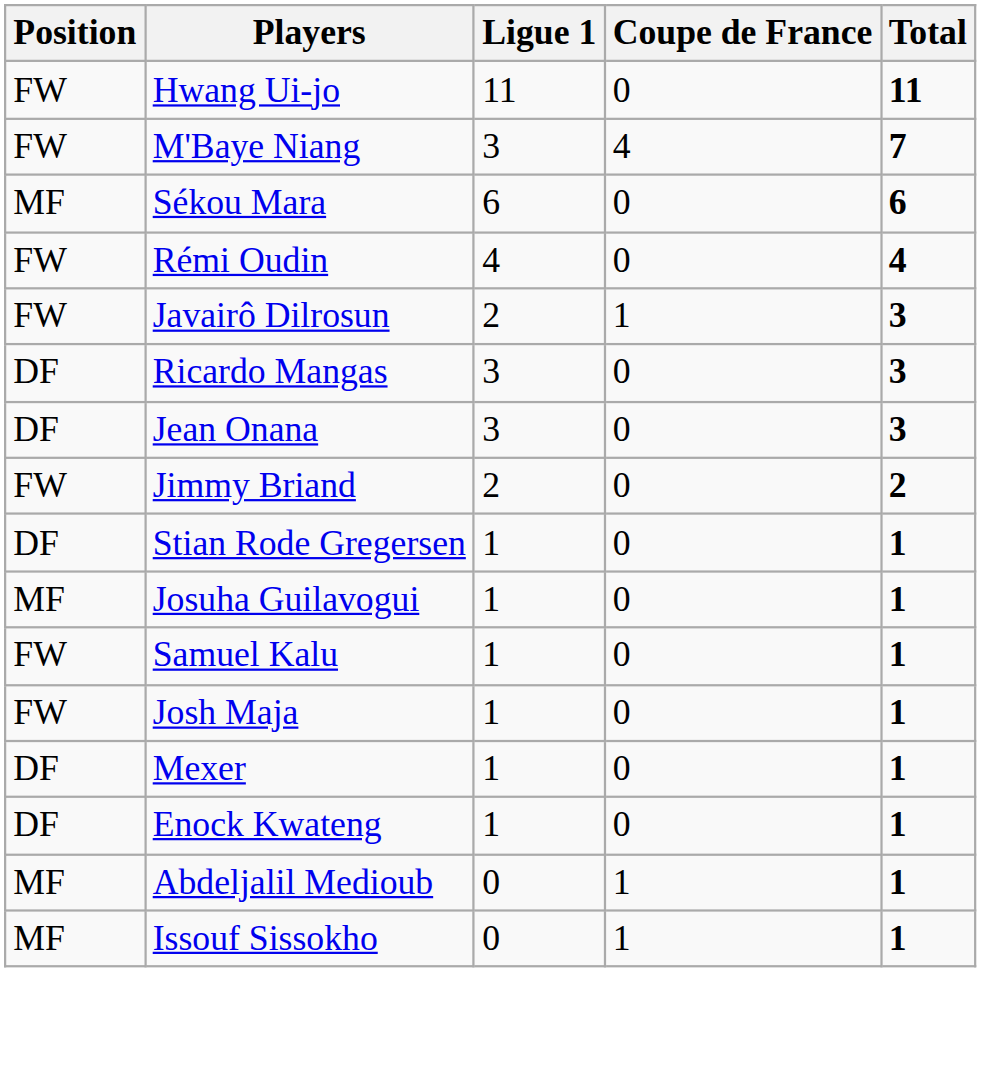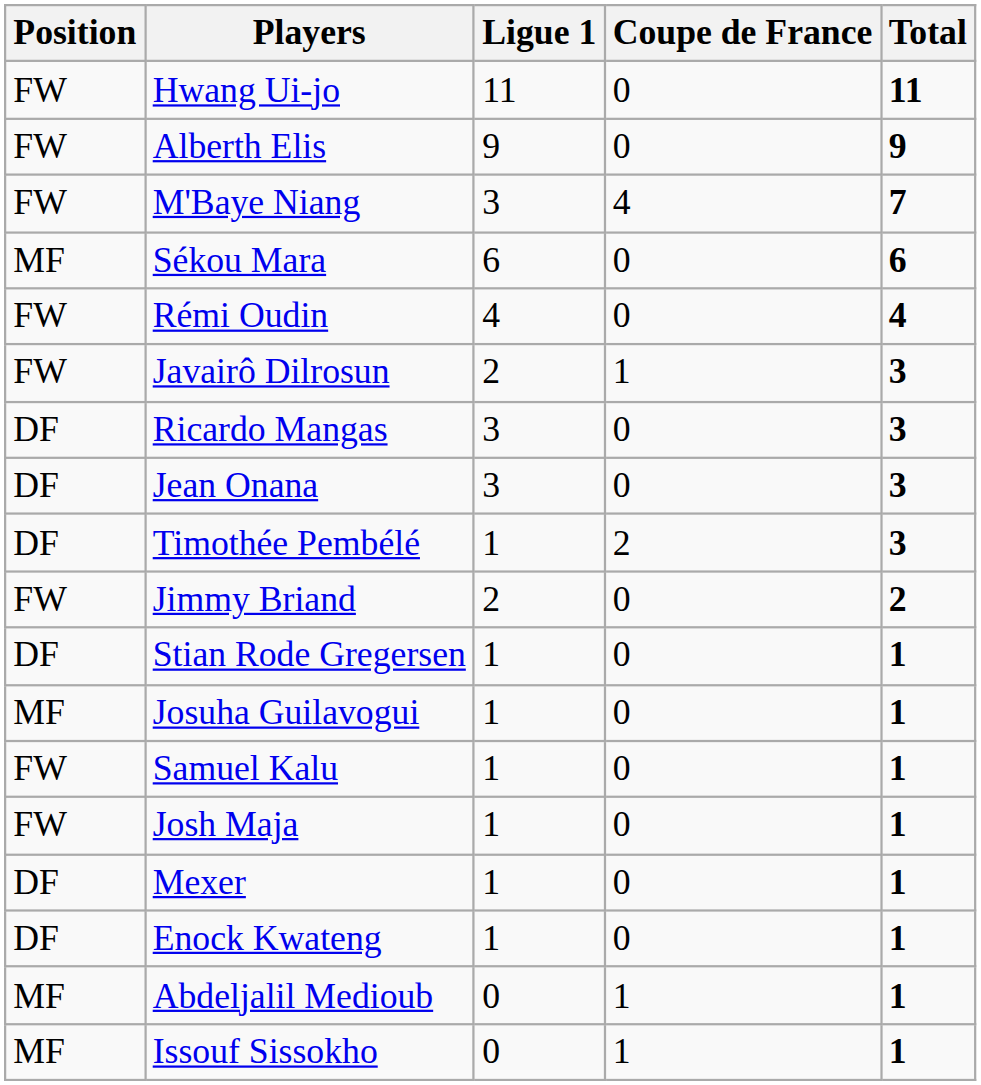+ row: (239, 145)
+ row: (286, 542)
